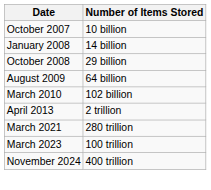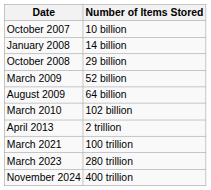+ row: (34, 78)
(109, 128) 280 trillion -> (109, 144) 100 trillion
(109, 144) 100 trillion -> (109, 161) 280 trillion
